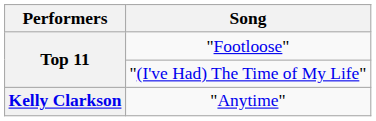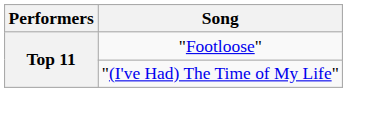- row: (248, 101)
